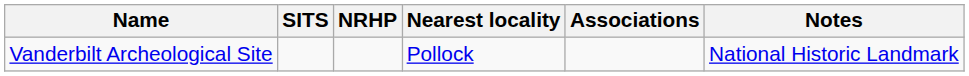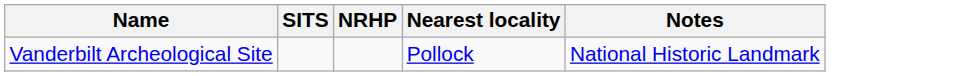- column: (635, 20)
